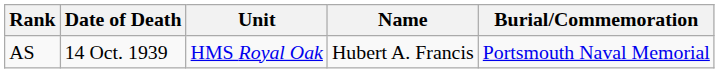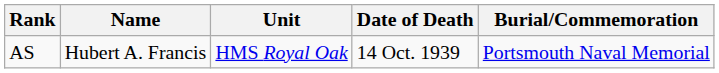columns swapped: (403, 20) <-> (123, 20)
